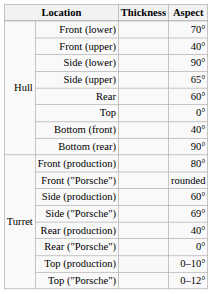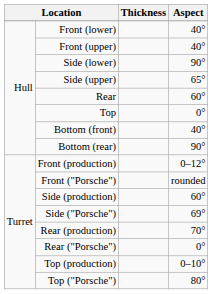(198, 29) 70° -> (198, 29) 40°
(198, 163) 80° -> (193, 163) 0–12°
(198, 230) 40° -> (198, 230) 70°
(193, 280) 0–12° -> (198, 280) 80°
